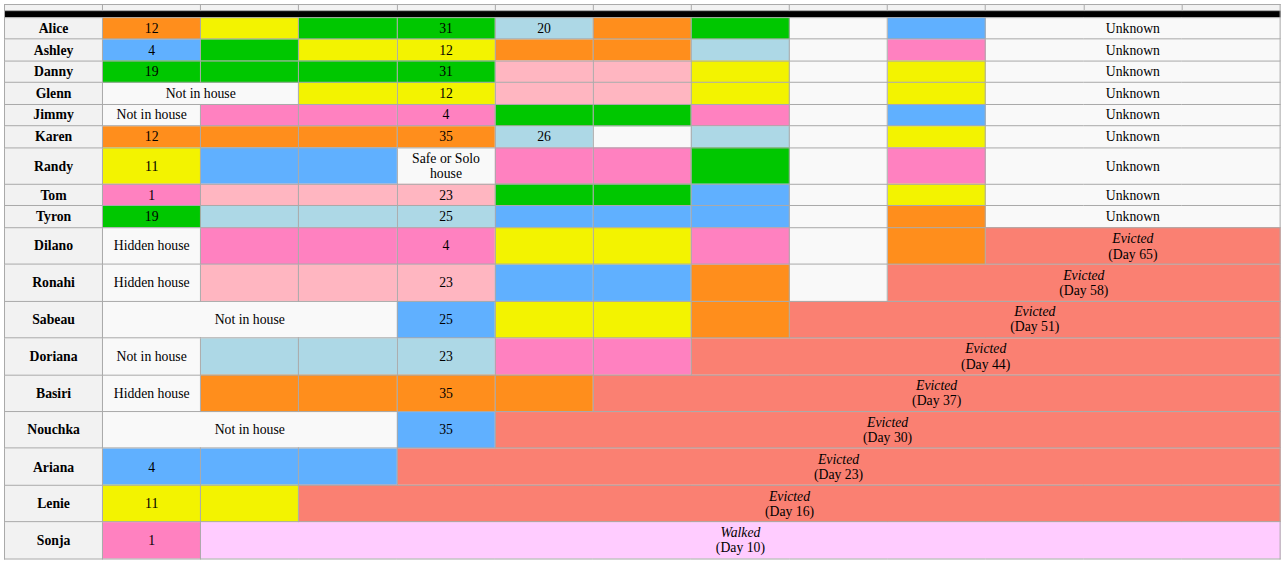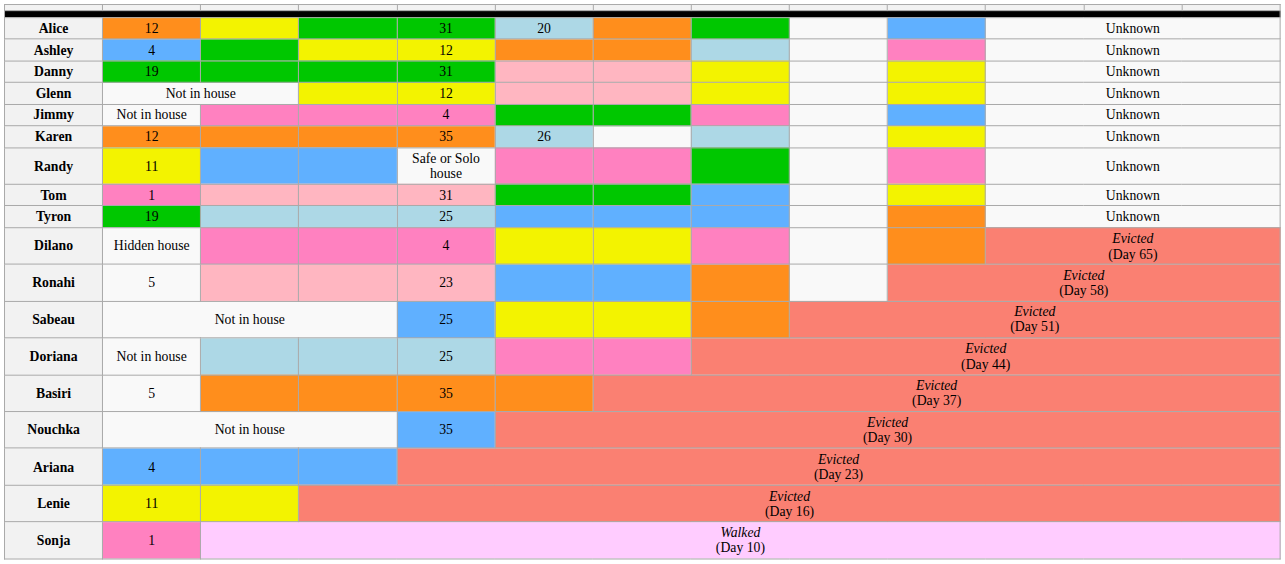(446, 195) 23 -> (446, 195) 31
(152, 282) Hidden house -> (152, 282) 5
(446, 356) 23 -> (446, 356) 25
(152, 393) Hidden house -> (152, 393) 5
